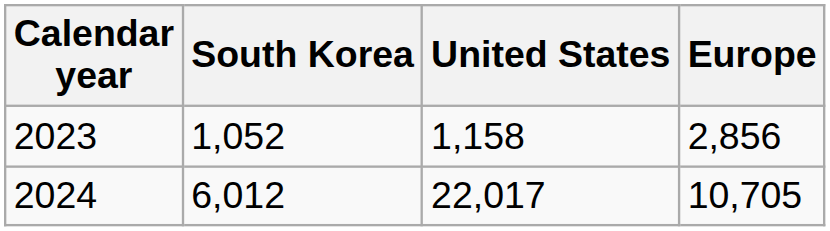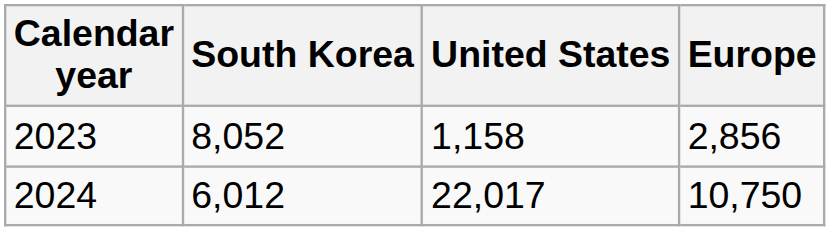(238, 135) 1,052 -> (238, 135) 8,052
(745, 195) 10,705 -> (745, 195) 10,750
